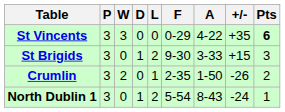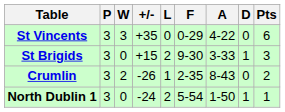columns swapped: (140, 14) <-> (240, 14)
(267, 35) bold -> (267, 35) normal
(210, 76) 1-50 -> (222, 76) 8-43
(210, 96) 8-43 -> (222, 96) 1-50
